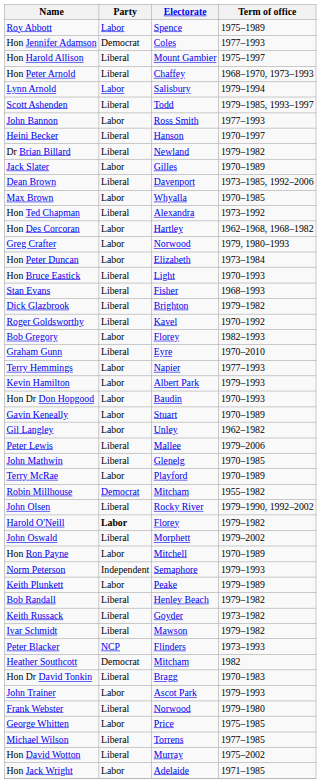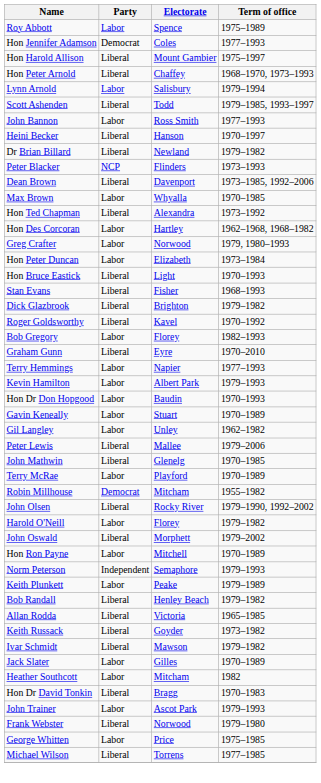rows swapped: (33, 646) <-> (28, 167)
(114, 523) bold -> (113, 523) normal
+ row: (31, 615)
(120, 662) Democrat -> (113, 677) Labor
- row: (43, 755)
- row: (40, 770)
